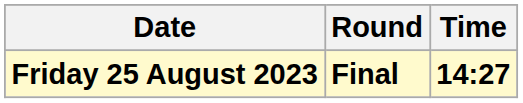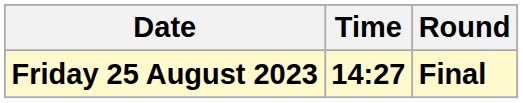columns swapped: (473, 27) <-> (377, 27)
